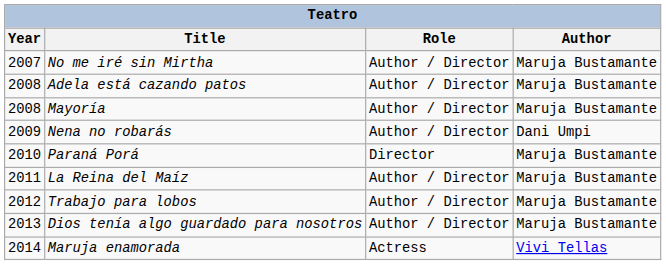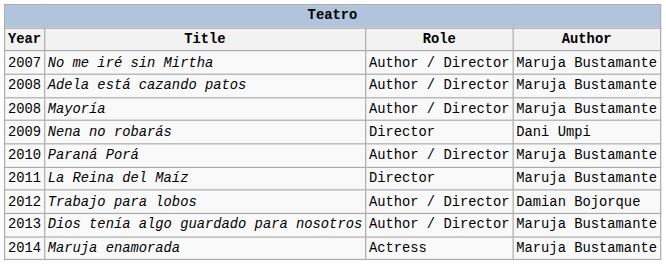(439, 132) Author / Director -> (402, 132) Director
(402, 155) Director -> (439, 155) Author / Director
(439, 178) Author / Director -> (402, 178) Director
(587, 201) Maruja Bustamante -> (578, 201) Damian Bojorque
(562, 248) Vivi Tellas -> (587, 248) Maruja Bustamante
